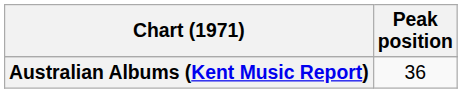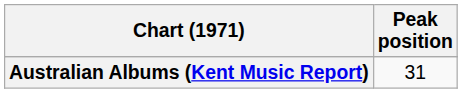(415, 72) 36 -> (415, 72) 31
